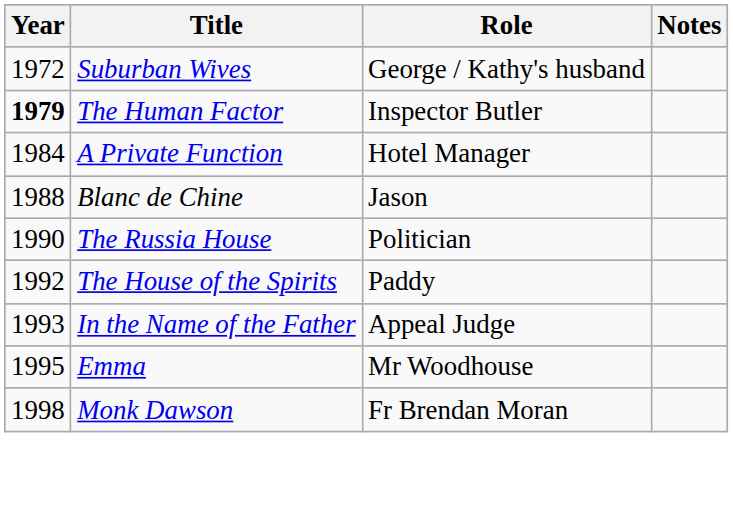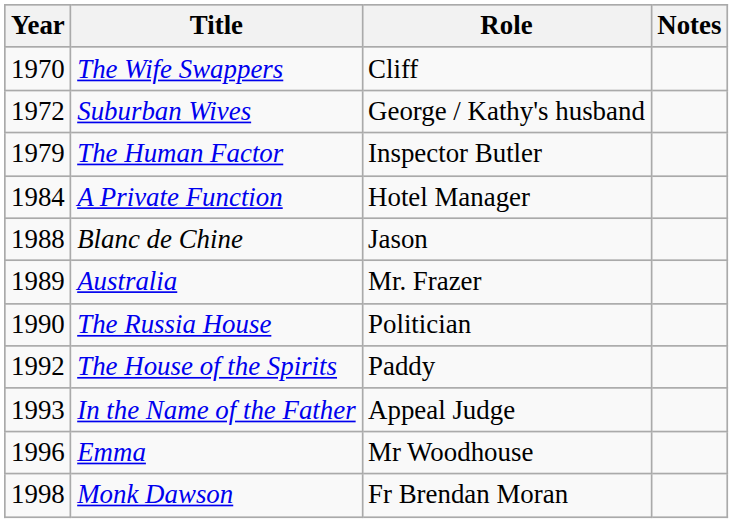+ row: (180, 68)
(38, 111) bold -> (38, 153) normal
+ row: (127, 281)
(38, 366) 1995 -> (38, 452) 1996
